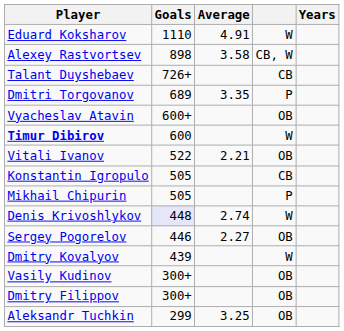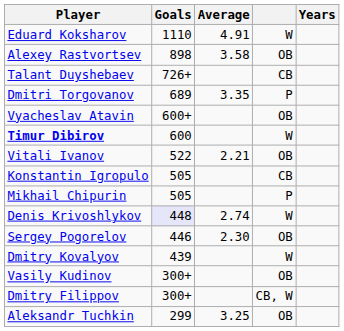(274, 55) CB, W -> (285, 55) OB
(235, 236) 2.27 -> (235, 236) 2.30
(285, 296) OB -> (274, 296) CB, W
